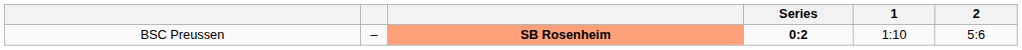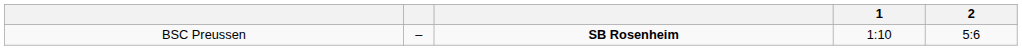- column: (798, 14)
(566, 34) lightsalmon background -> (634, 34) no background
